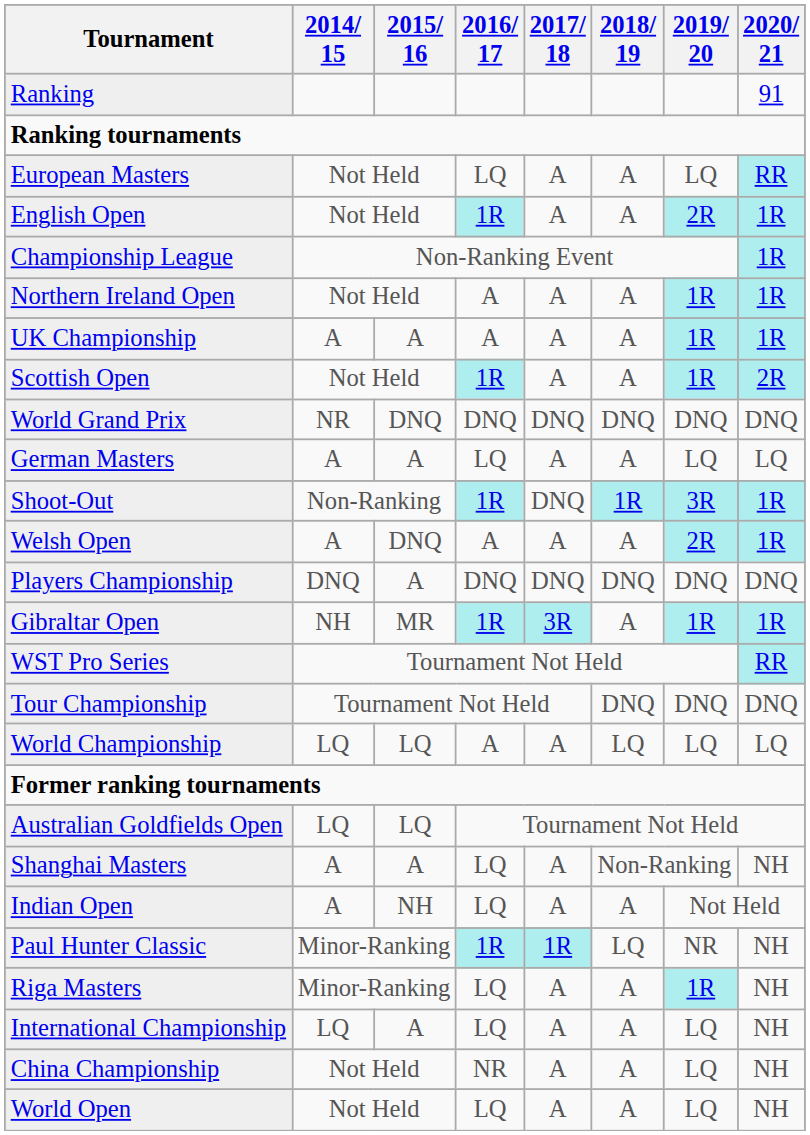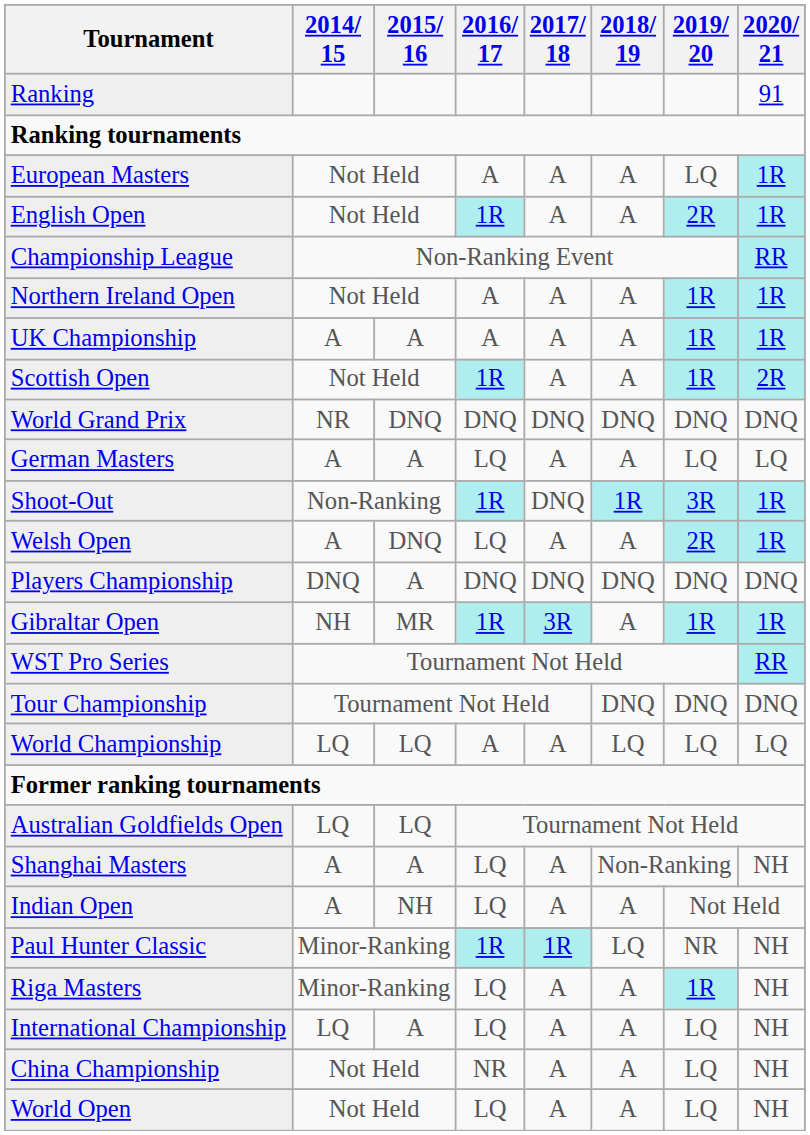(490, 175) LQ -> (490, 175) A
(771, 175) RR -> (771, 175) 1R
(771, 256) 1R -> (771, 256) RR
(490, 540) A -> (490, 540) LQ
